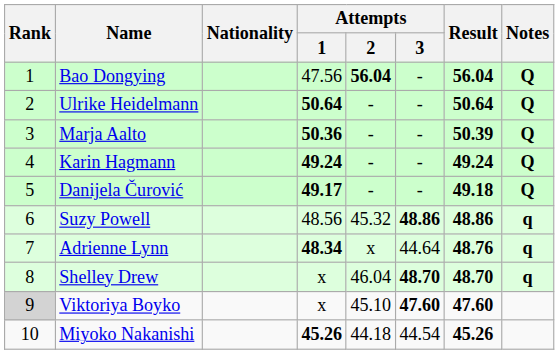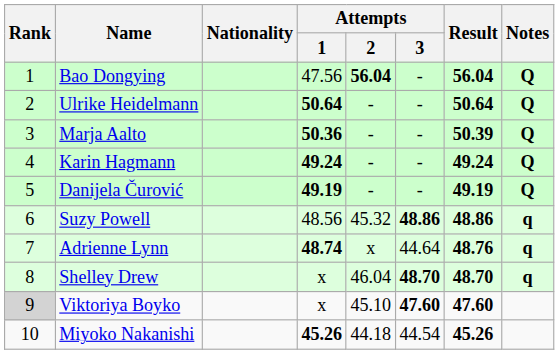(322, 190) 49.17 -> (322, 190) 49.19
(473, 190) 49.18 -> (473, 190) 49.19
(322, 248) 48.34 -> (322, 248) 48.74
